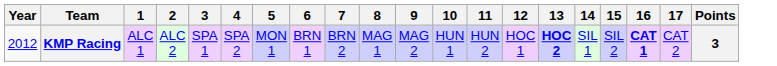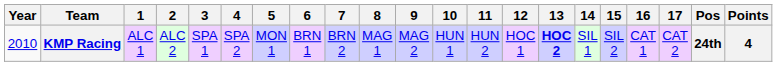+ column: (708, 15)
(22, 43) 2012 -> (22, 43) 2010
(643, 43) bold -> (643, 43) normal
(715, 43) 3 -> (748, 43) 4
